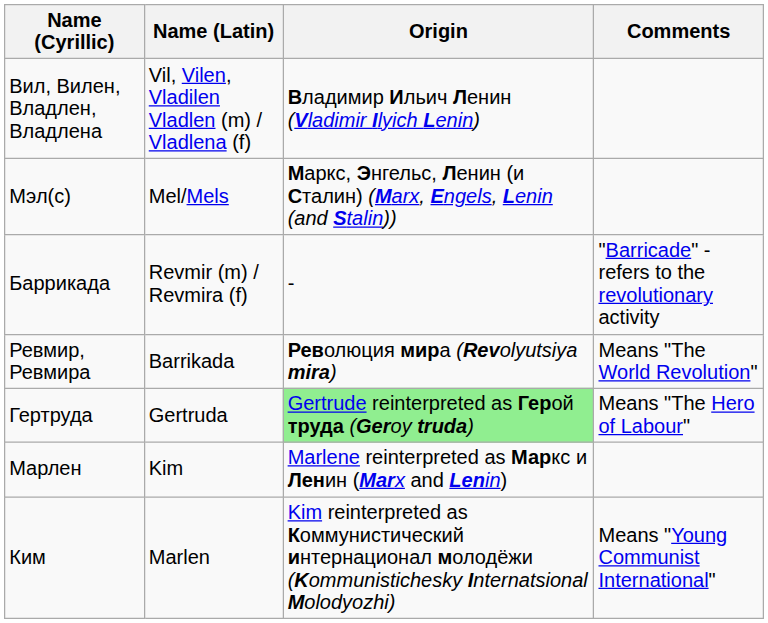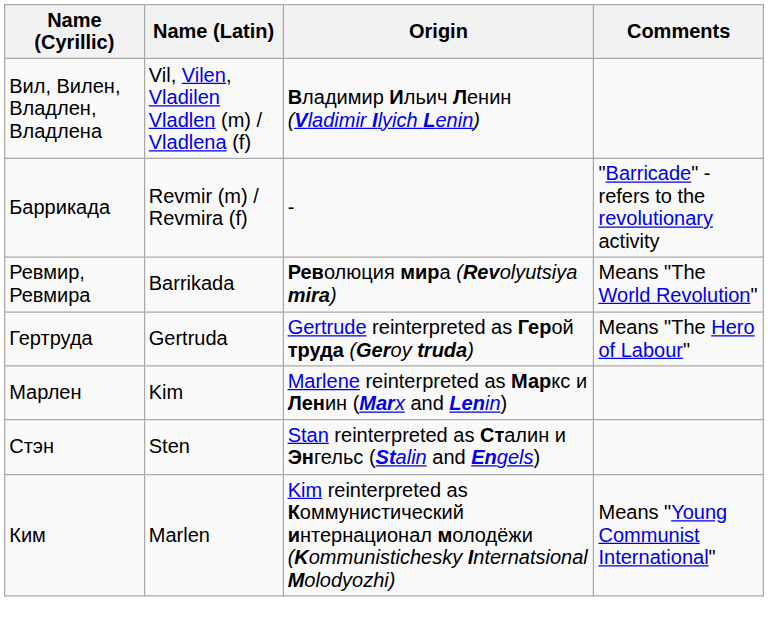- row: (40, 196)
(431, 415) lightgreen background -> (431, 338) no background
+ row: (32, 446)
